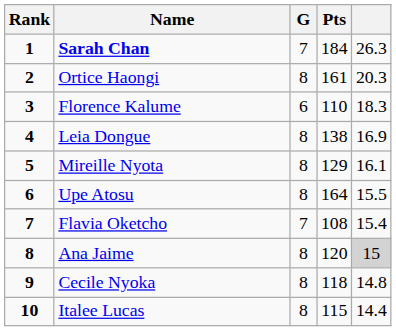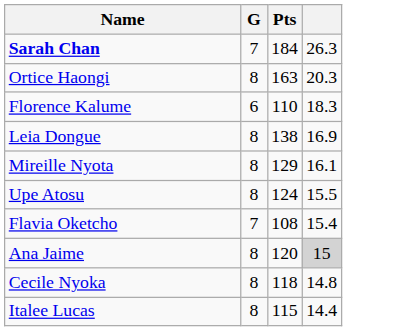- column: (29, 19)
(334, 77) 161 -> (285, 77) 163
(334, 194) 164 -> (285, 194) 124
